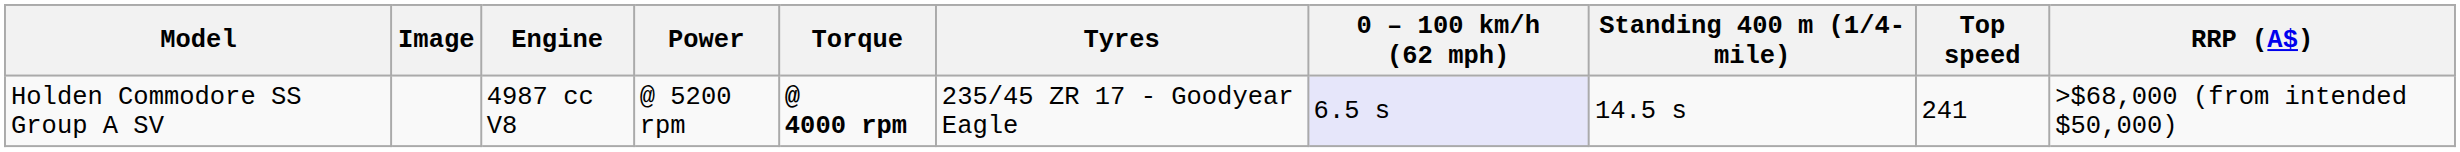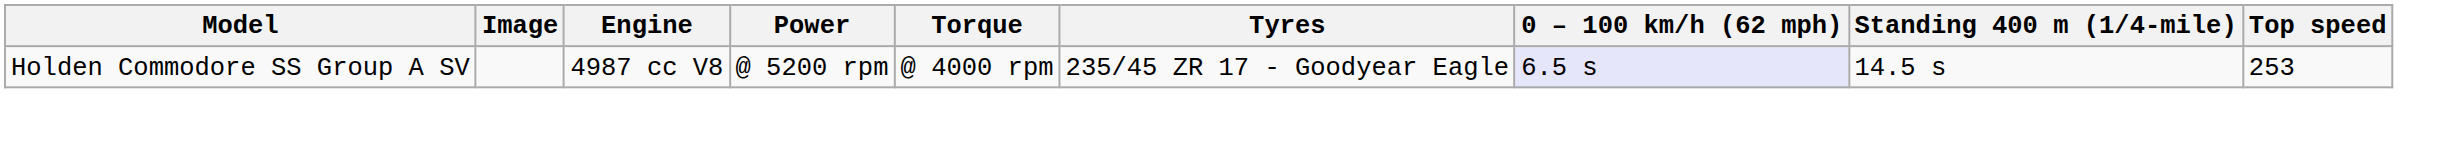- column: (2252, 40)
(846, 111) bold -> (977, 67) normal
(1944, 111) 241 -> (2272, 67) 253
